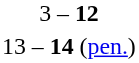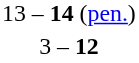rows swapped: (69, 46) <-> (69, 13)
